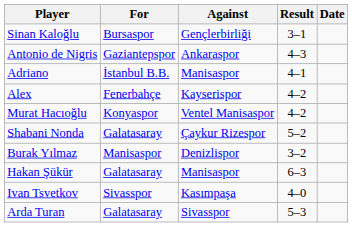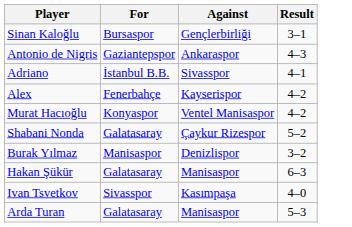- column: (332, 14)
(210, 73) Manisaspor -> (205, 73) Sivasspor
(205, 212) Sivasspor -> (210, 212) Manisaspor
